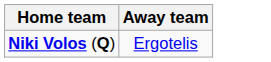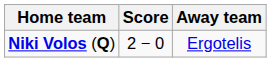+ column: (146, 17)
